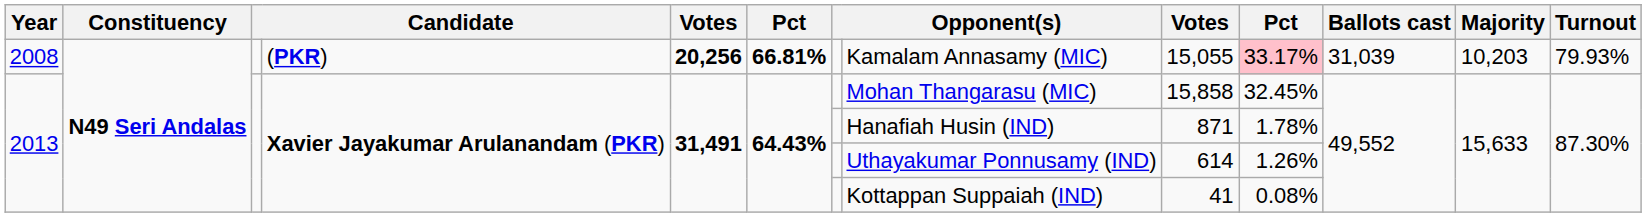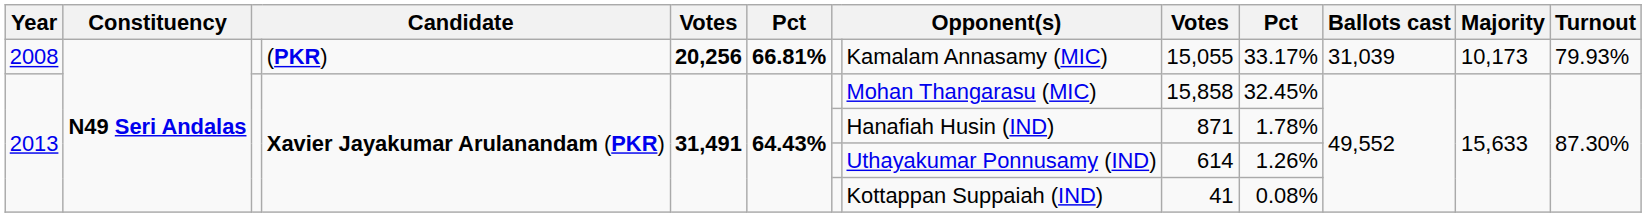(1281, 57) pink background -> (1281, 57) no background
(1494, 57) 10,203 -> (1494, 57) 10,173
